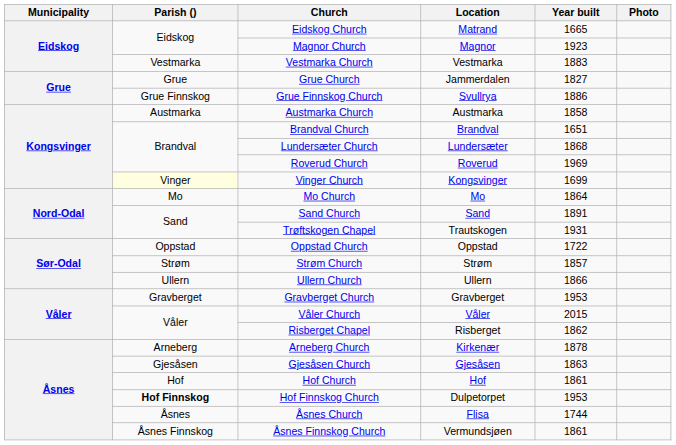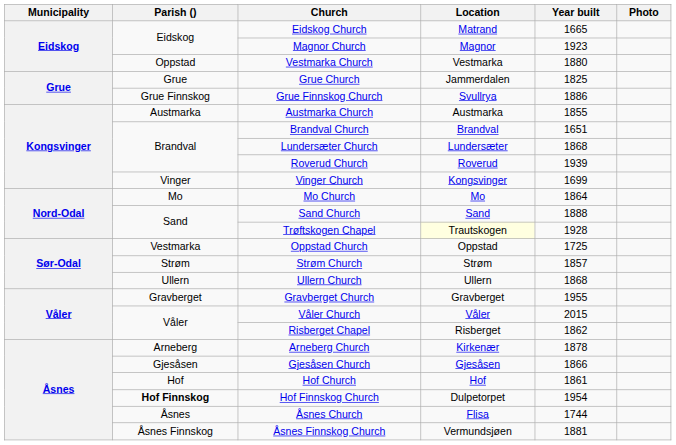(175, 63) Vestmarka -> (175, 63) Oppstad
(576, 63) 1883 -> (576, 63) 1880
(576, 79) 1827 -> (576, 79) 1825
(576, 113) 1858 -> (576, 113) 1855
(576, 163) 1969 -> (576, 163) 1939
(175, 180) lightyellow background -> (175, 180) no background
(576, 213) 1891 -> (576, 213) 1888
(478, 230) no background -> (478, 230) lightyellow background
(576, 230) 1931 -> (576, 230) 1928
(175, 247) Oppstad -> (175, 247) Vestmarka
(576, 247) 1722 -> (576, 247) 1725
(576, 280) 1866 -> (576, 280) 1868
(576, 297) 1953 -> (576, 297) 1955
(576, 364) 1863 -> (576, 364) 1866
(576, 398) 1953 -> (576, 398) 1954
(576, 431) 1861 -> (576, 431) 1881
